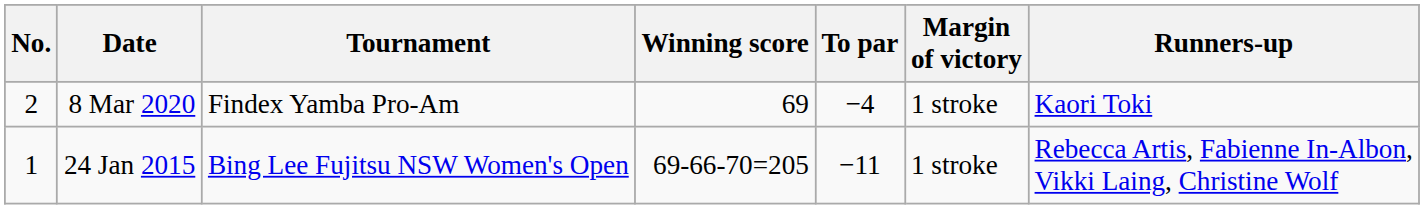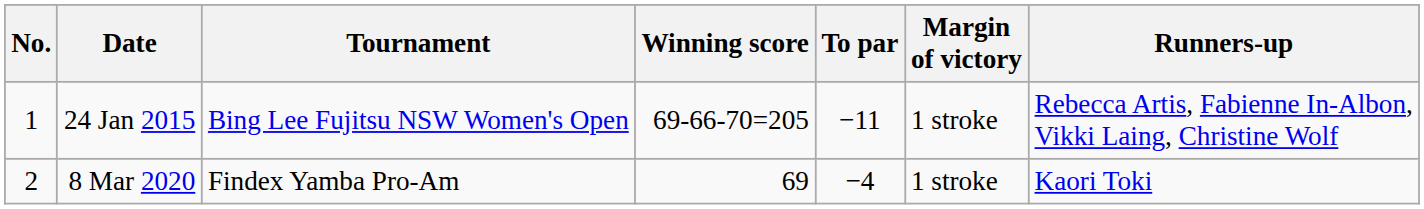rows swapped: (130, 165) <-> (132, 104)
